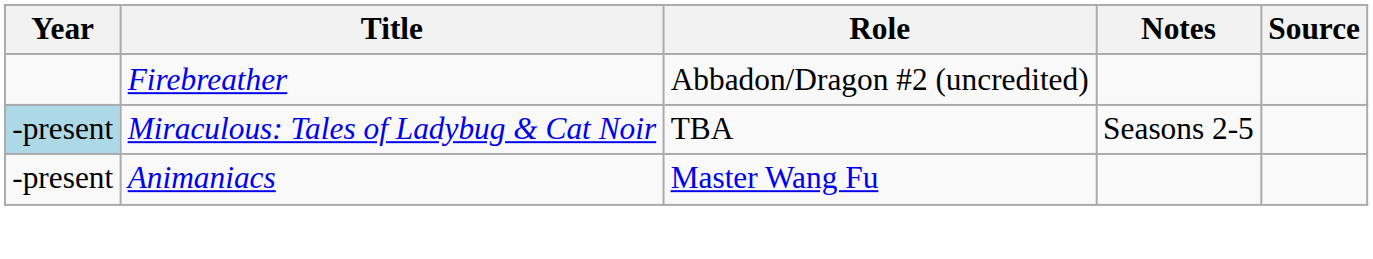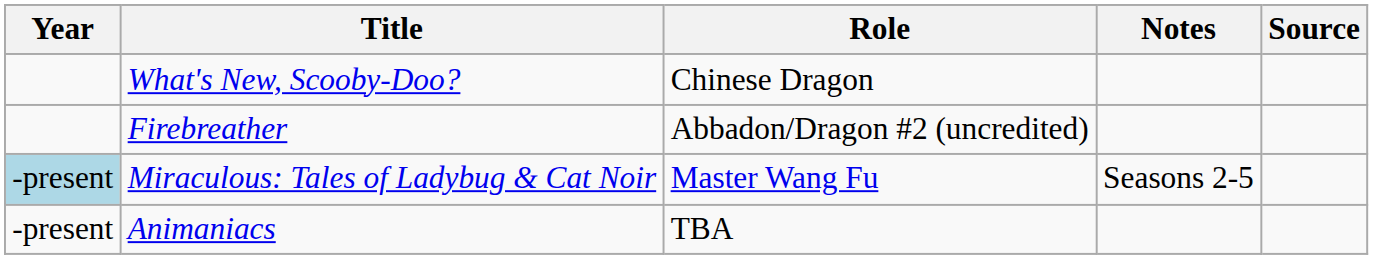+ row: (294, 79)
(702, 128) TBA -> (774, 178) Master Wang Fu
(774, 178) Master Wang Fu -> (702, 228) TBA
